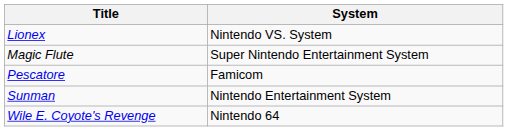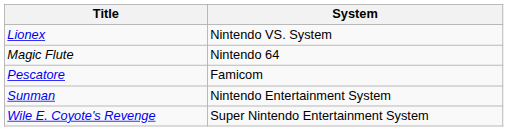(319, 55) Super Nintendo Entertainment System -> (245, 55) Nintendo 64
(245, 116) Nintendo 64 -> (319, 116) Super Nintendo Entertainment System
